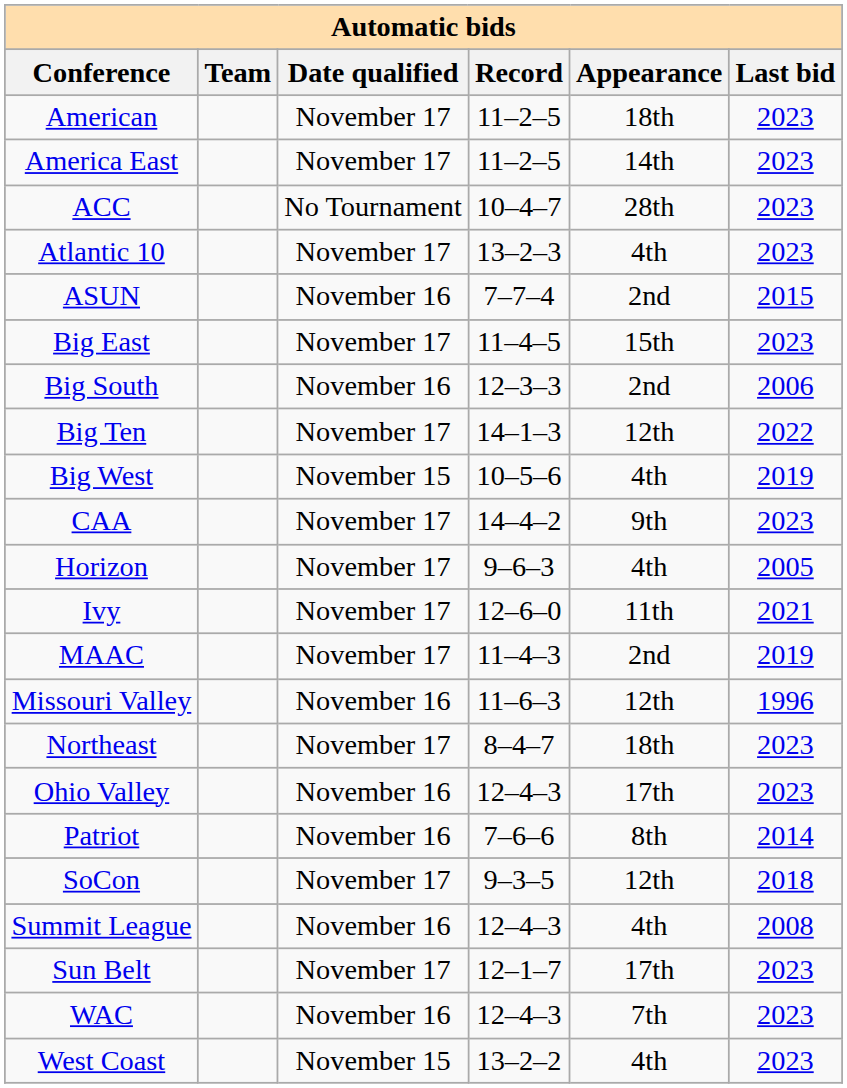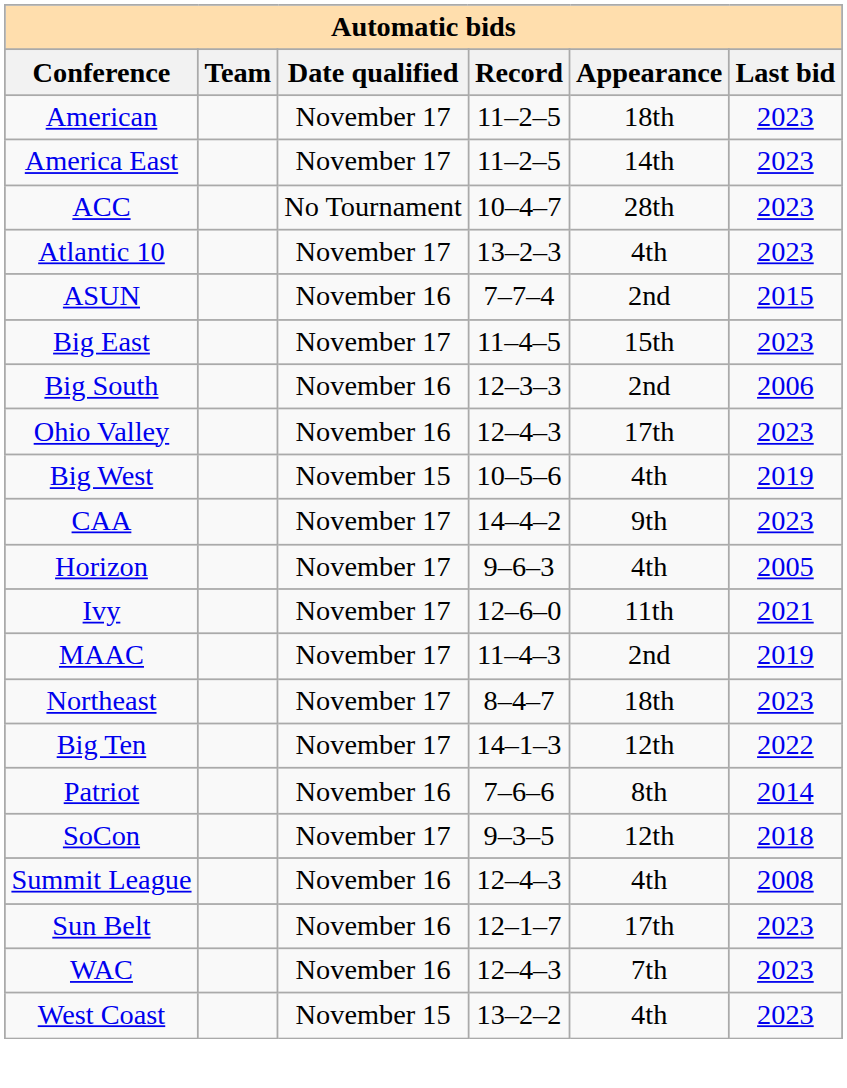rows swapped: (101, 431) <-> (101, 790)
- row: (101, 700)
(373, 970) November 17 -> (373, 925) November 16
